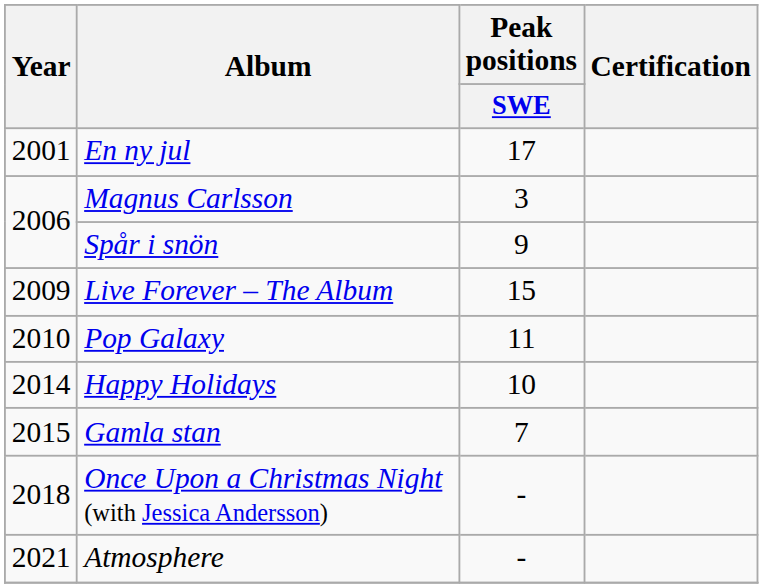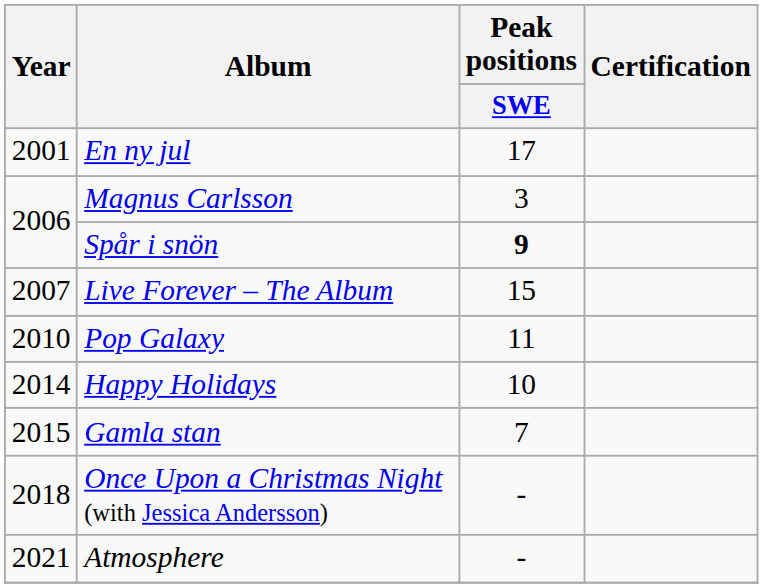(521, 244) normal -> (521, 244) bold
(41, 291) 2009 -> (41, 291) 2007
